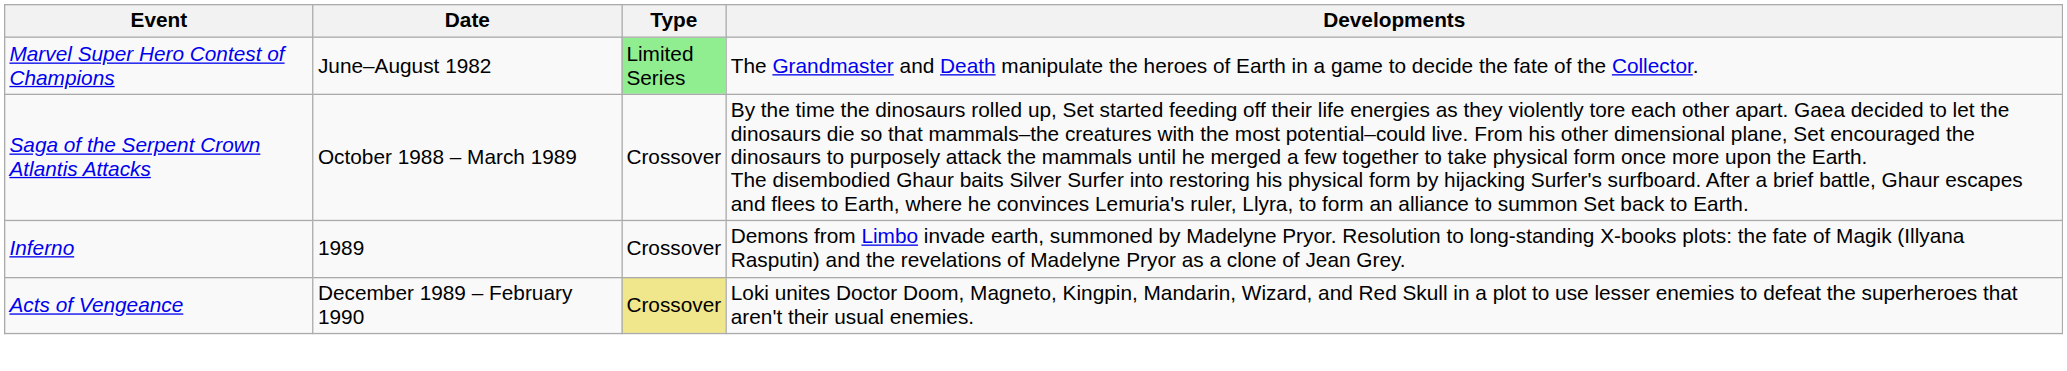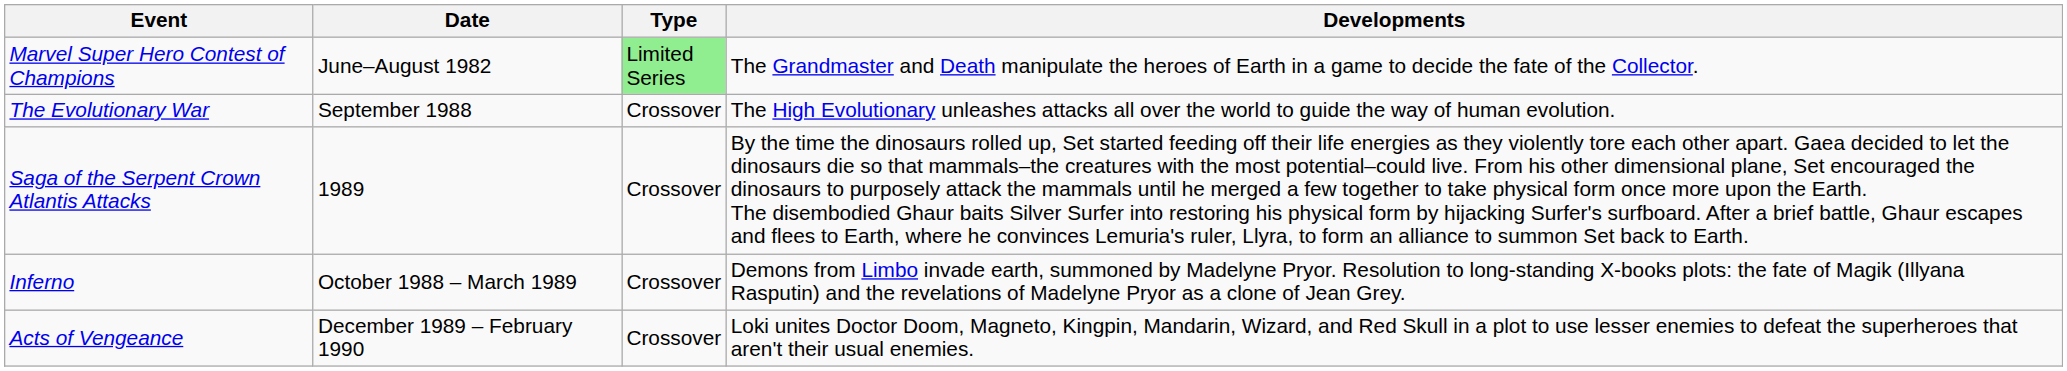+ row: (109, 110)
(447, 157) October 1988 – March 1989 -> (341, 190) 1989
(341, 248) 1989 -> (447, 281) October 1988 – March 1989
(674, 305) khaki background -> (674, 338) no background
